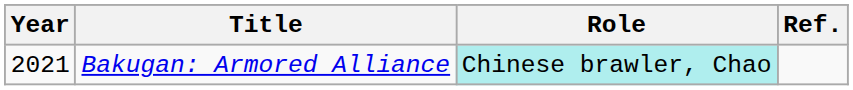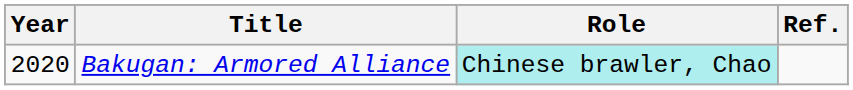(40, 65) 2021 -> (40, 65) 2020
